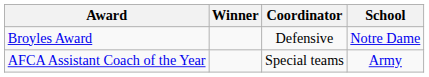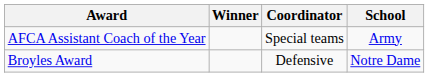rows swapped: (107, 60) <-> (50, 38)
